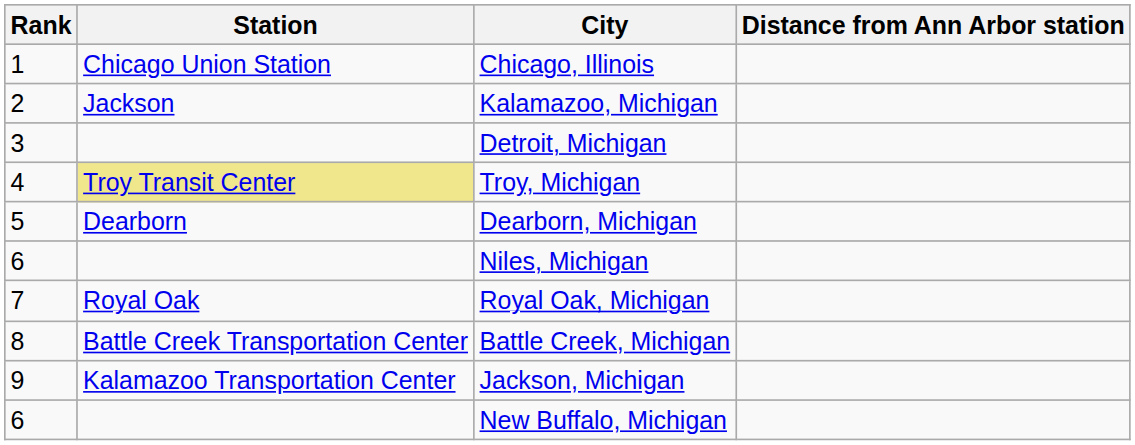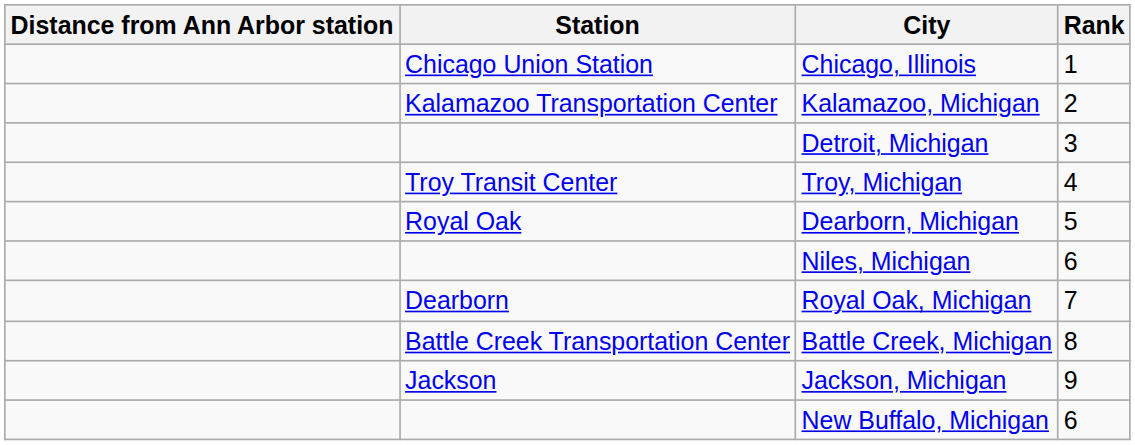columns swapped: (41, 25) <-> (933, 25)
(129, 104) Jackson -> (591, 104) Kalamazoo Transportation Center
(189, 183) khaki background -> (511, 183) no background
(135, 222) Dearborn -> (463, 222) Royal Oak
(141, 301) Royal Oak -> (457, 301) Dearborn
(269, 380) Kalamazoo Transportation Center -> (451, 380) Jackson
